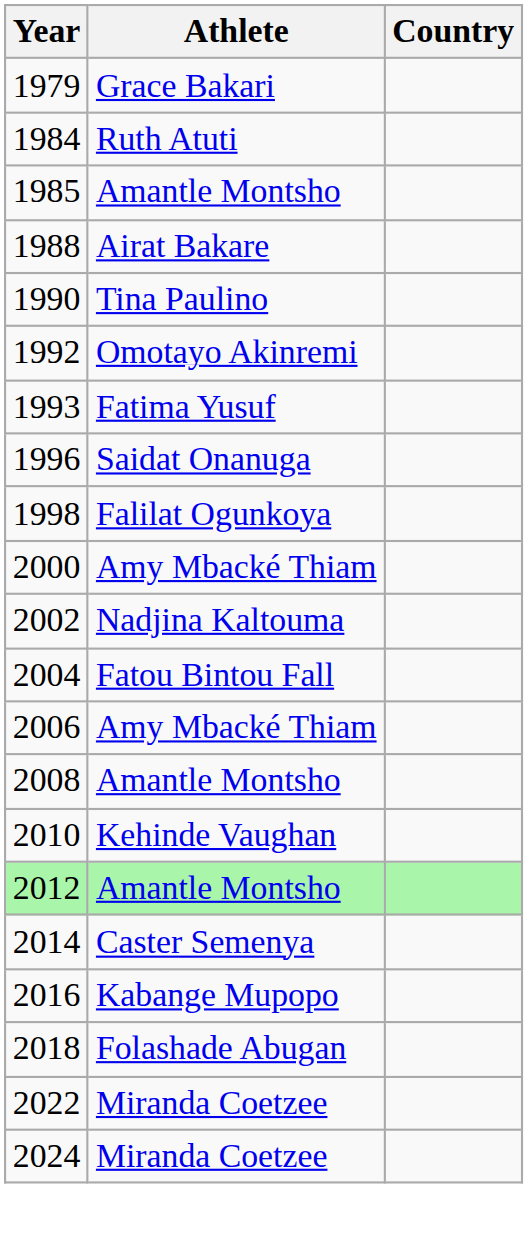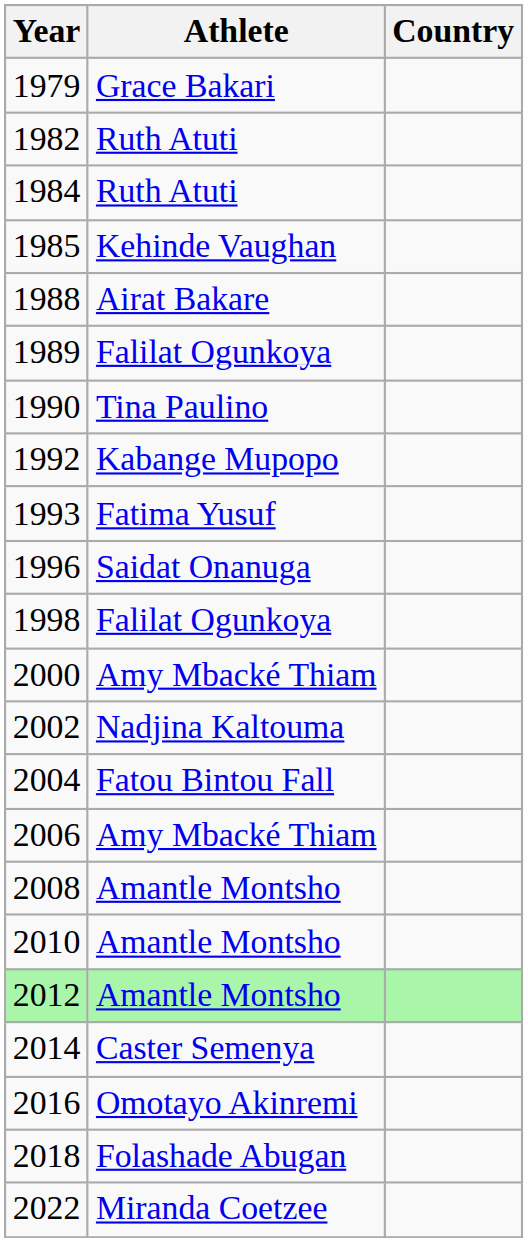+ row: (47, 138)
(218, 191) Amantle Montsho -> (216, 245) Kehinde Vaughan
+ row: (47, 352)
(227, 352) Omotayo Akinremi -> (217, 459) Kabange Mupopo
(216, 834) Kehinde Vaughan -> (218, 941) Amantle Montsho
(217, 995) Kabange Mupopo -> (227, 1102) Omotayo Akinremi
- row: (47, 1155)
